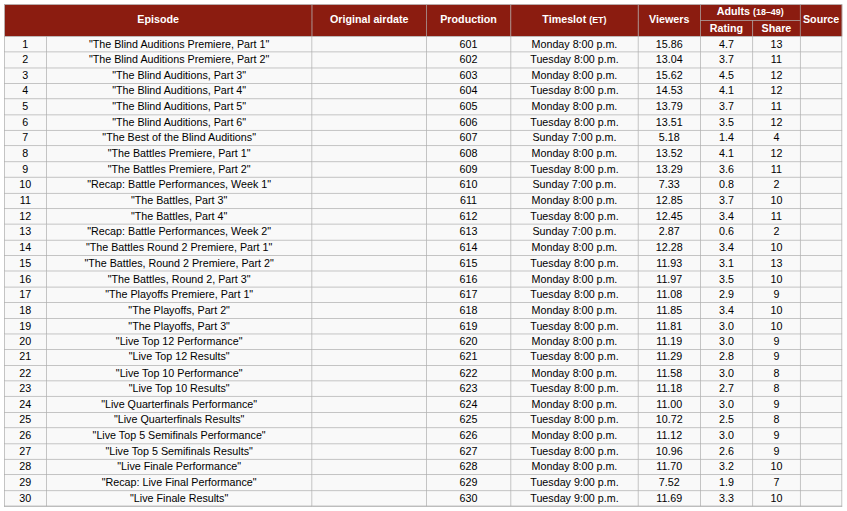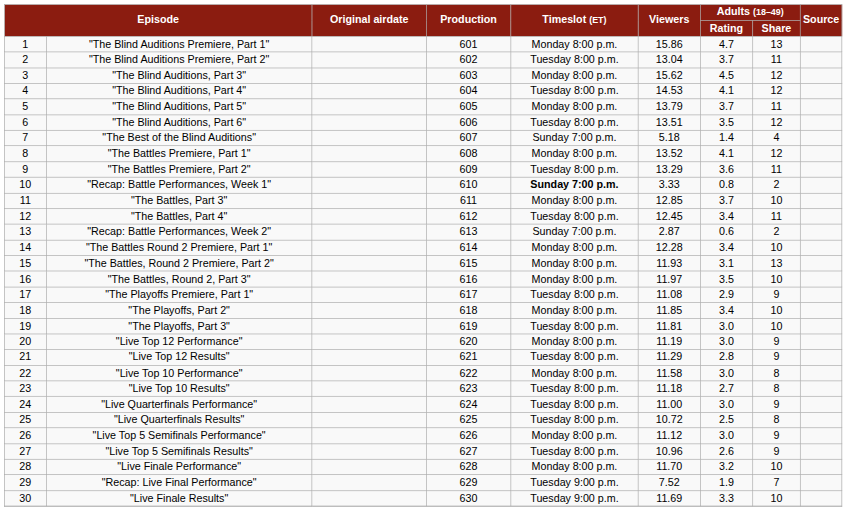(574, 185) normal -> (574, 185) bold
(669, 185) 7.33 -> (669, 185) 3.33
(574, 263) Tuesday 8:00 p.m. -> (574, 263) Monday 8:00 p.m.
(574, 404) Monday 8:00 p.m. -> (574, 404) Tuesday 8:00 p.m.
